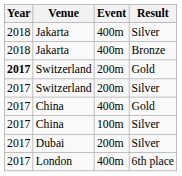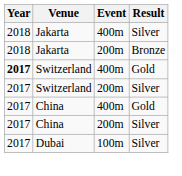(110, 50) 400m -> (110, 50) 200m
(110, 69) 200m -> (110, 69) 400m
(110, 124) 100m -> (110, 124) 200m
(110, 143) 200m -> (110, 143) 100m
- row: (54, 161)
